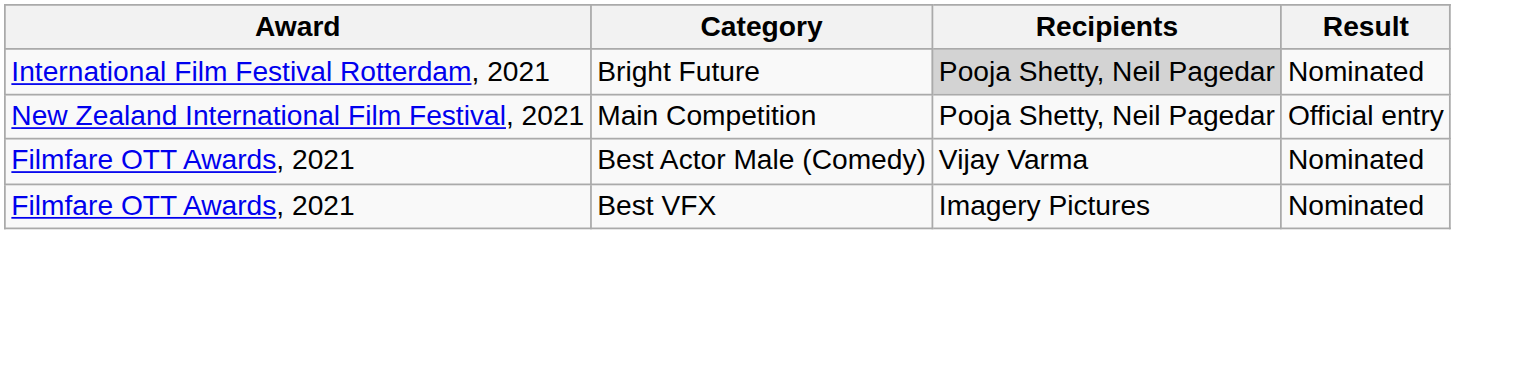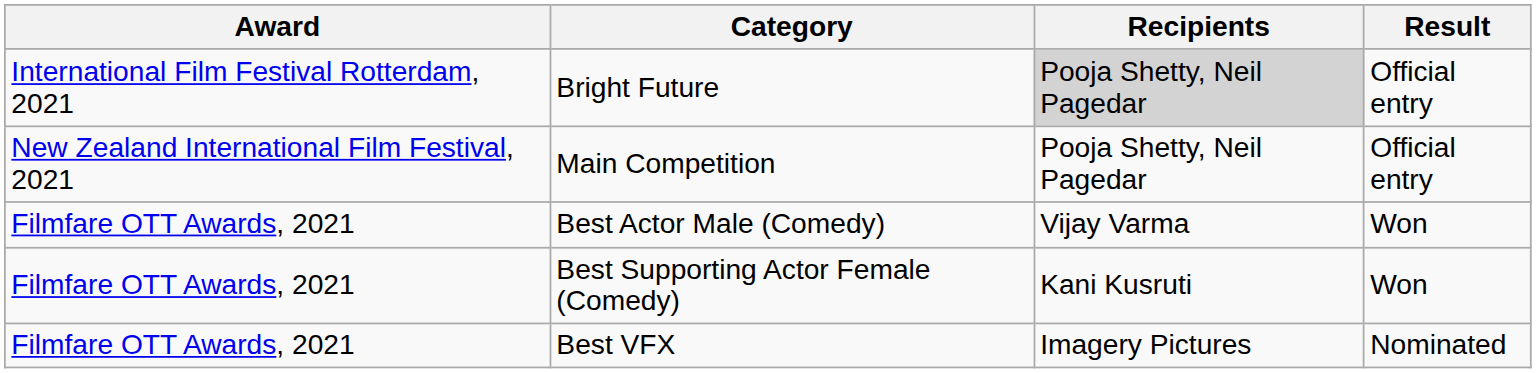(1356, 71) Nominated -> (1413, 87) Official entry
(1356, 160) Nominated -> (1399, 224) Won
+ row: (743, 284)
